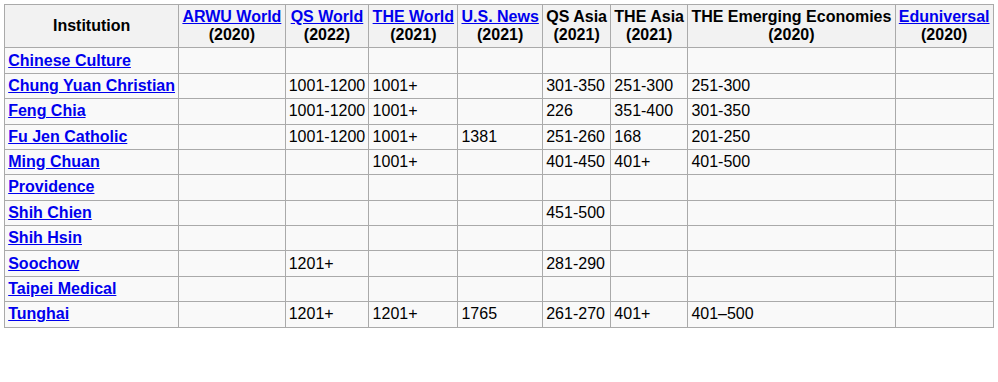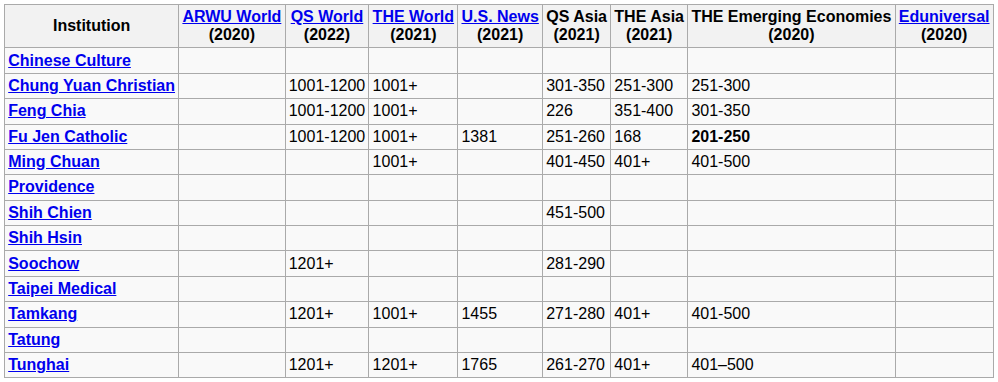(721, 136) normal -> (721, 136) bold
+ row: (43, 314)
+ row: (34, 339)
